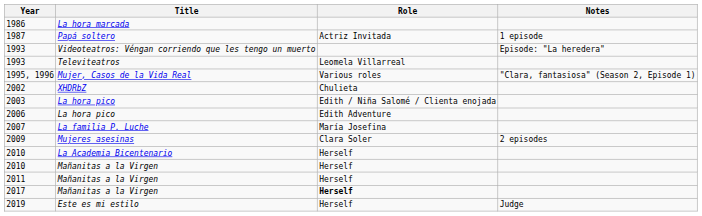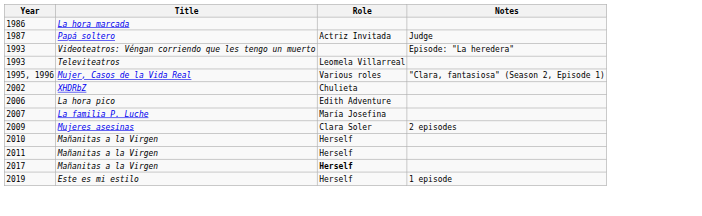(521, 37) 1 episode -> (421, 37) Judge
- row: (16, 101)
- row: (16, 153)
(512, 205) Judge -> (431, 179) 1 episode
